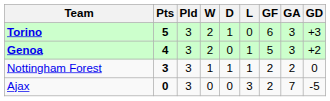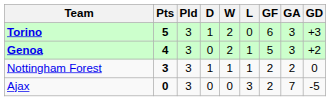columns swapped: (210, 13) <-> (230, 13)
